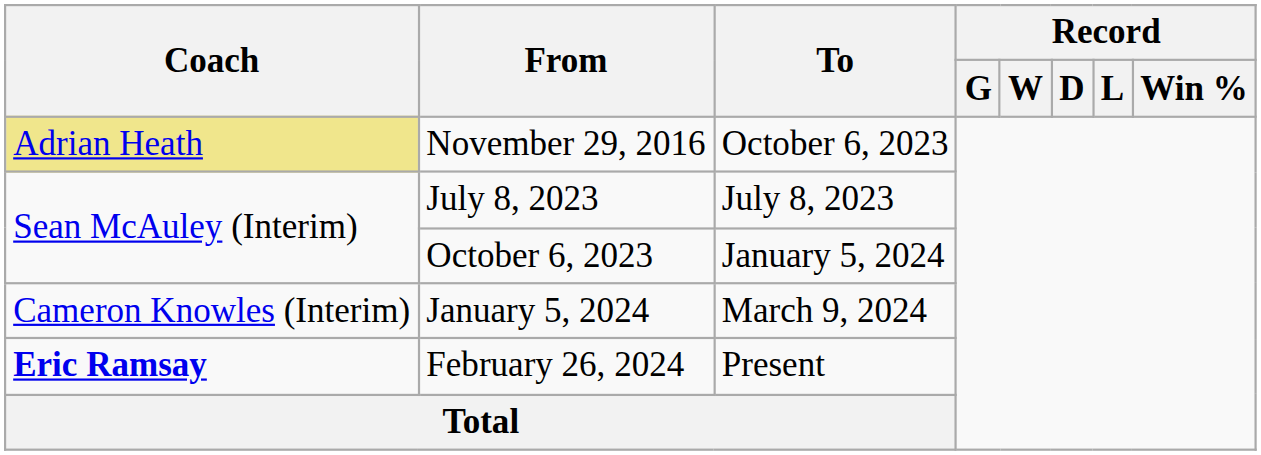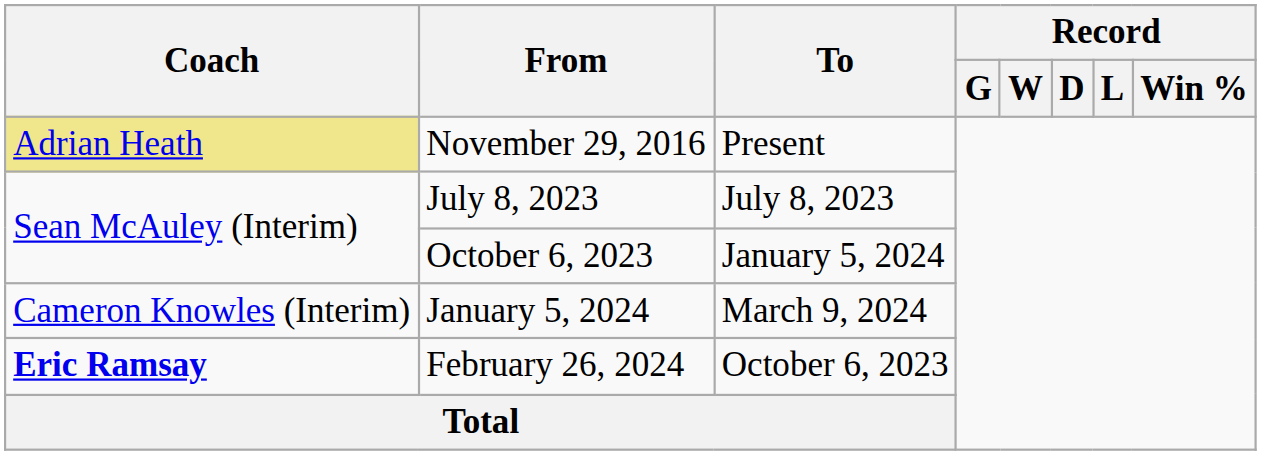(835, 143) October 6, 2023 -> (773, 143) Present
(773, 365) Present -> (835, 365) October 6, 2023
